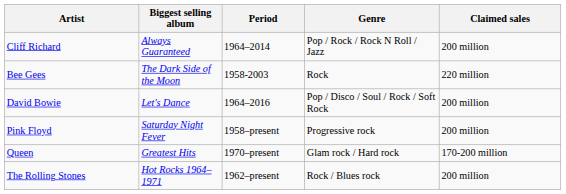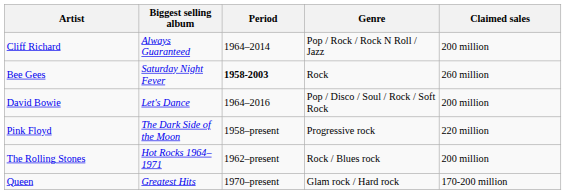(176, 74) The Dark Side of the Moon -> (172, 74) Saturday Night Fever
(246, 74) normal -> (246, 74) bold
(465, 74) 220 million -> (465, 74) 260 million
(172, 130) Saturday Night Fever -> (176, 130) The Dark Side of the Moon
(465, 130) 200 million -> (465, 130) 220 million
rows swapped: (20, 152) <-> (46, 175)
